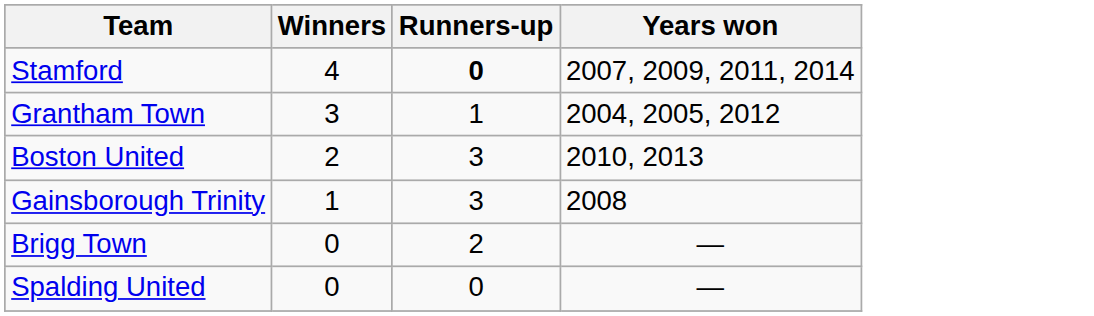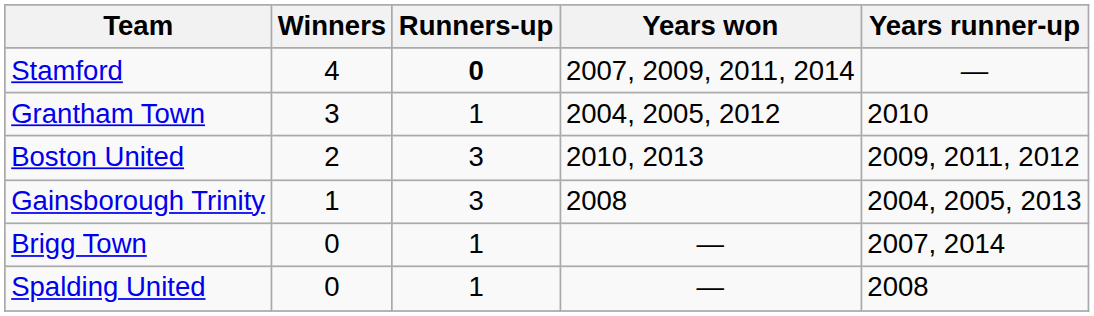+ column: (974, 26)
(476, 244) 2 -> (476, 244) 1
(476, 288) 0 -> (476, 288) 1
